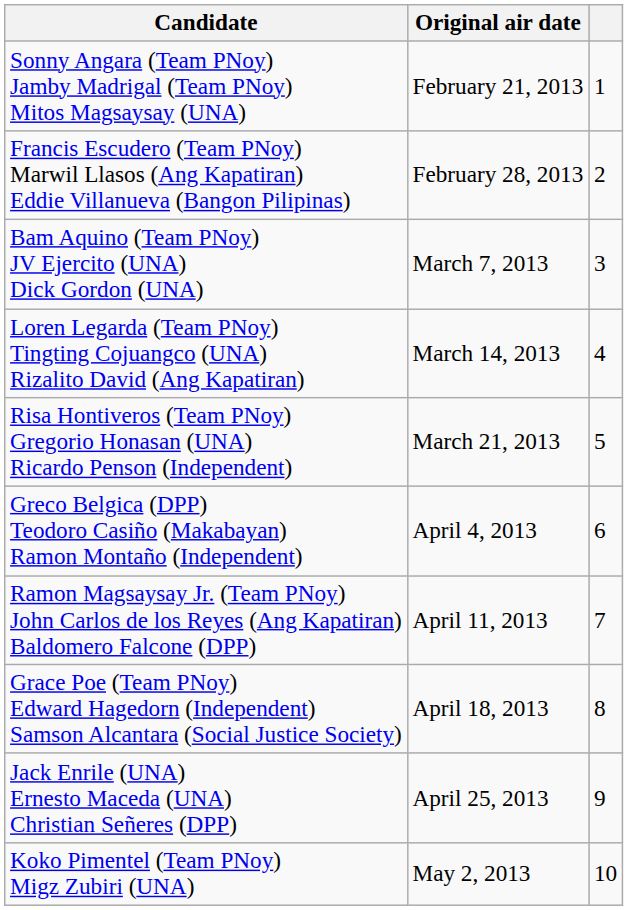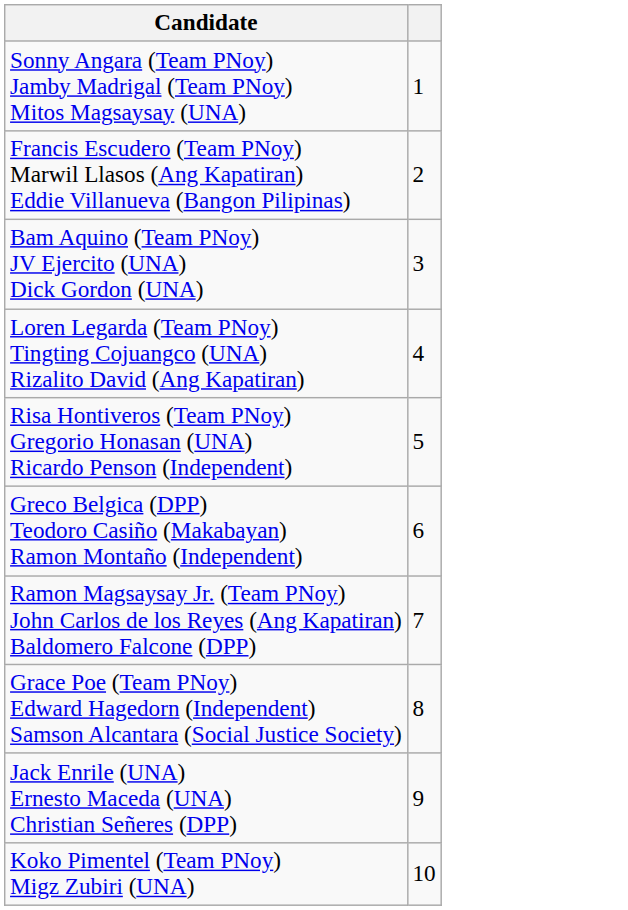- column: (498, 22)
